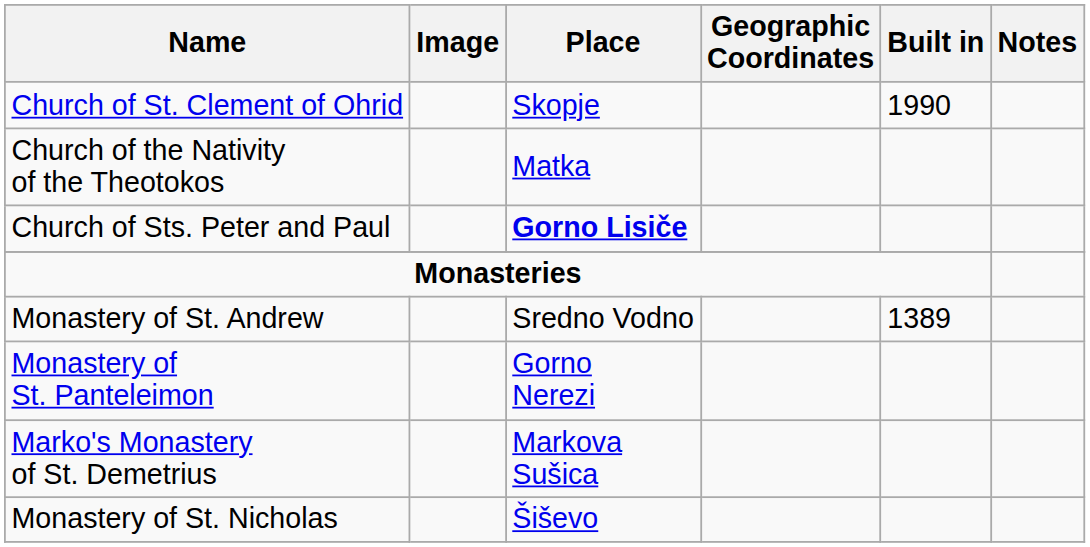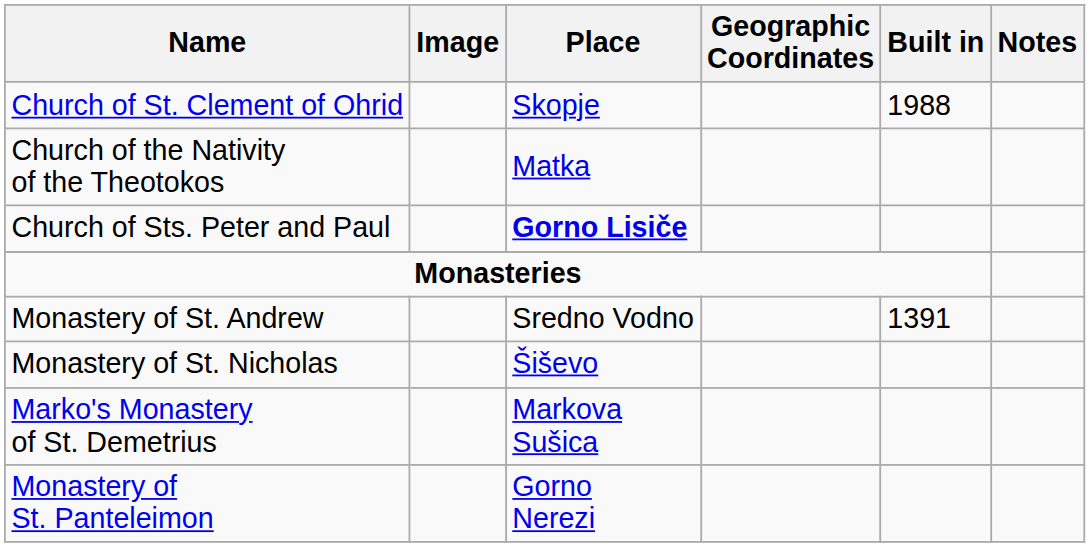(919, 104) 1990 -> (919, 104) 1988
(919, 318) 1389 -> (919, 318) 1391
rows swapped: (113, 380) <-> (175, 519)
